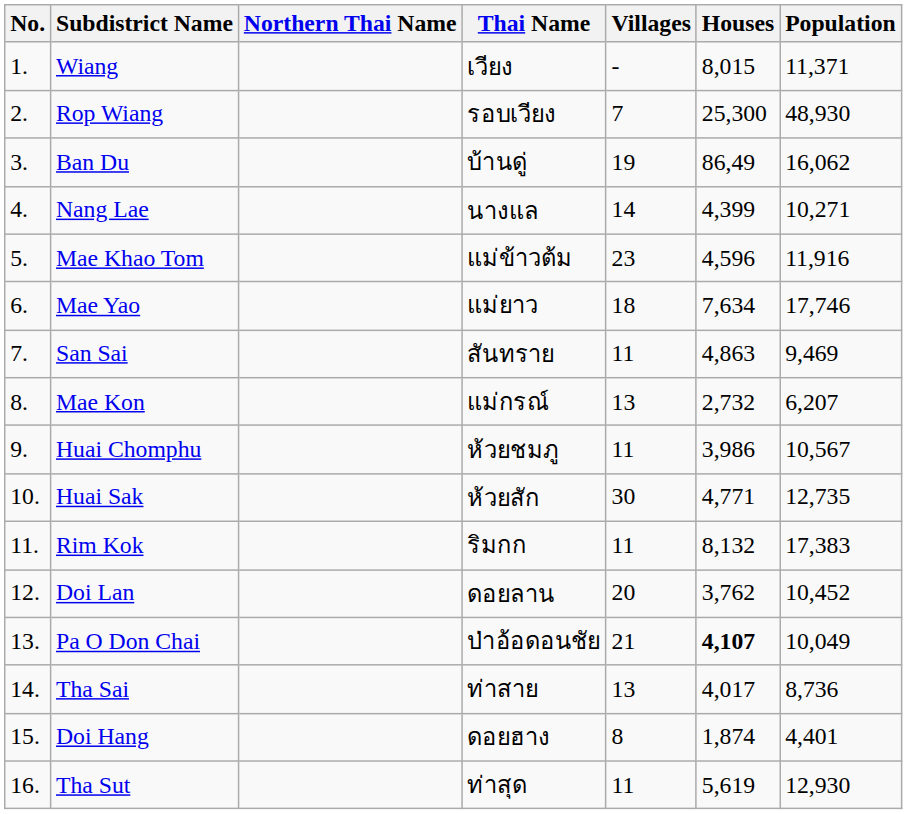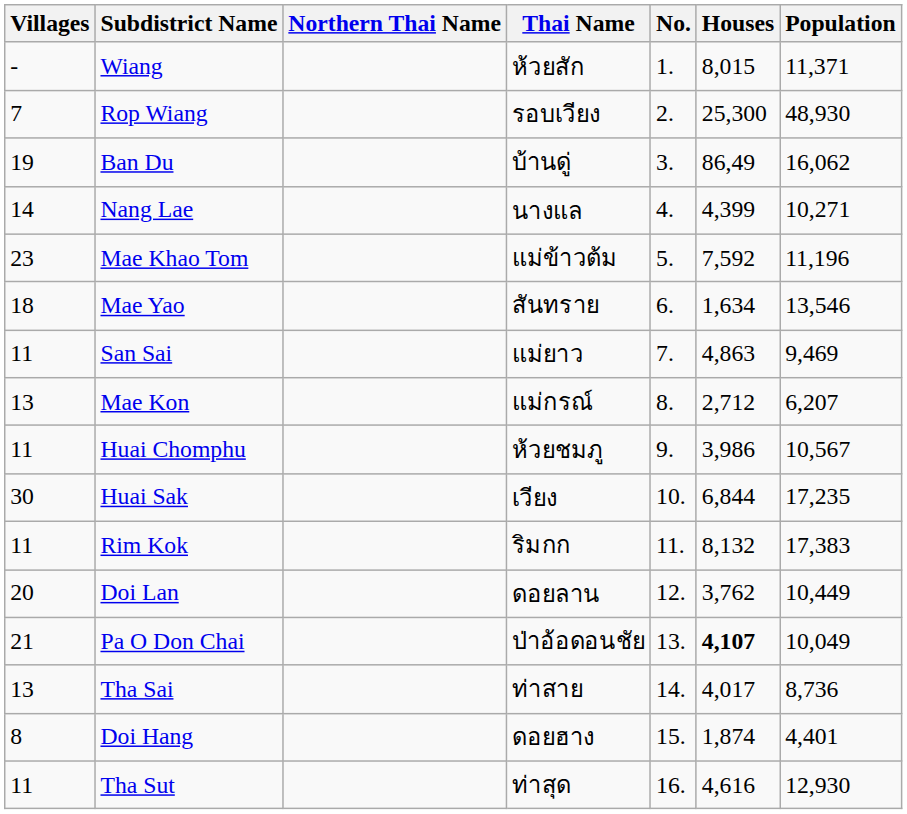columns swapped: (28, 23) <-> (651, 23)
(490, 66) เวียง -> (548, 66) ห้วยสัก
(728, 257) 4,596 -> (728, 257) 7,592
(817, 257) 11,916 -> (817, 257) 11,196
(503, 306) แม่ยาว -> (556, 306) สันทราย
(728, 305) 7,634 -> (728, 305) 1,634
(818, 305) 17,746 -> (818, 305) 13,546
(511, 354) สันทราย -> (547, 354) แม่ยาว
(728, 401) 2,732 -> (728, 401) 2,712
(504, 497) ห้วยสัก -> (535, 497) เวียง
(728, 497) 4,771 -> (728, 497) 6,844
(818, 497) 12,735 -> (818, 497) 17,235
(818, 593) 10,452 -> (818, 593) 10,449
(728, 784) 5,619 -> (728, 784) 4,616
